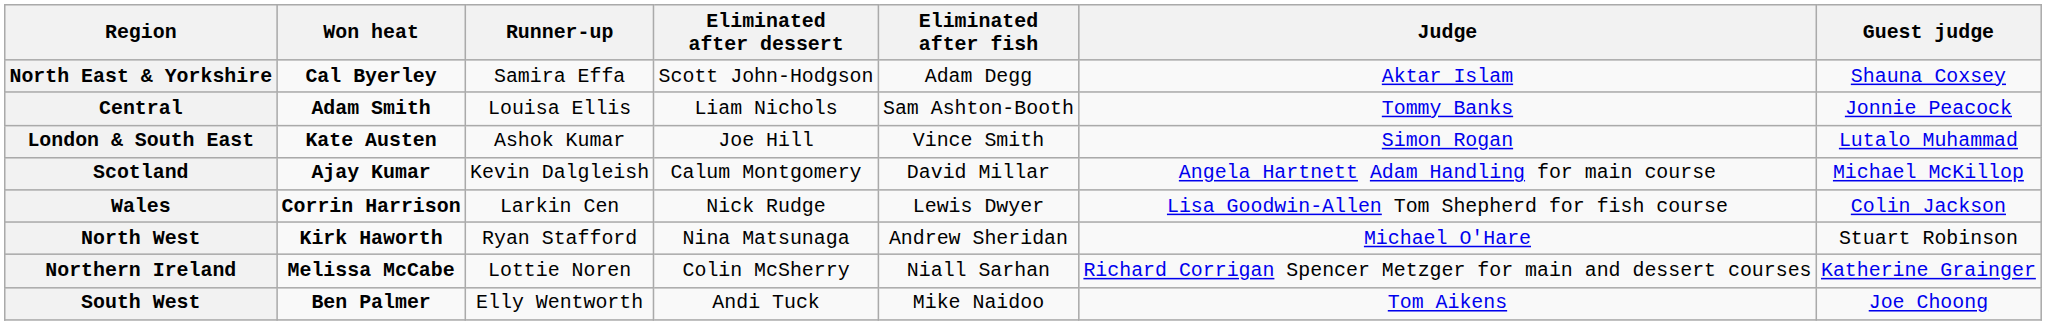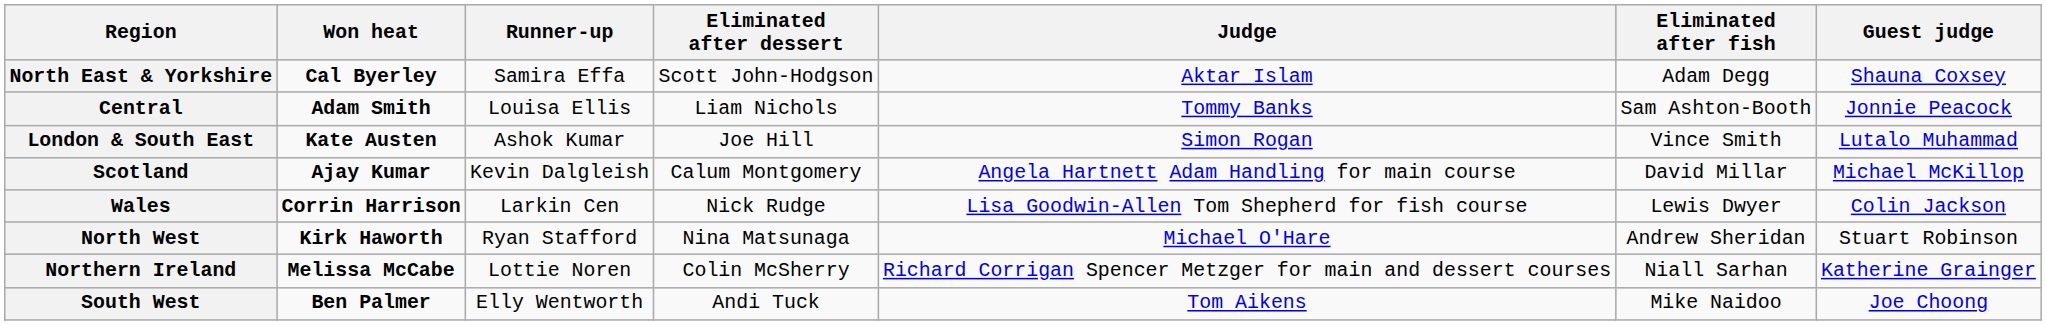columns swapped: (978, 32) <-> (1447, 32)
